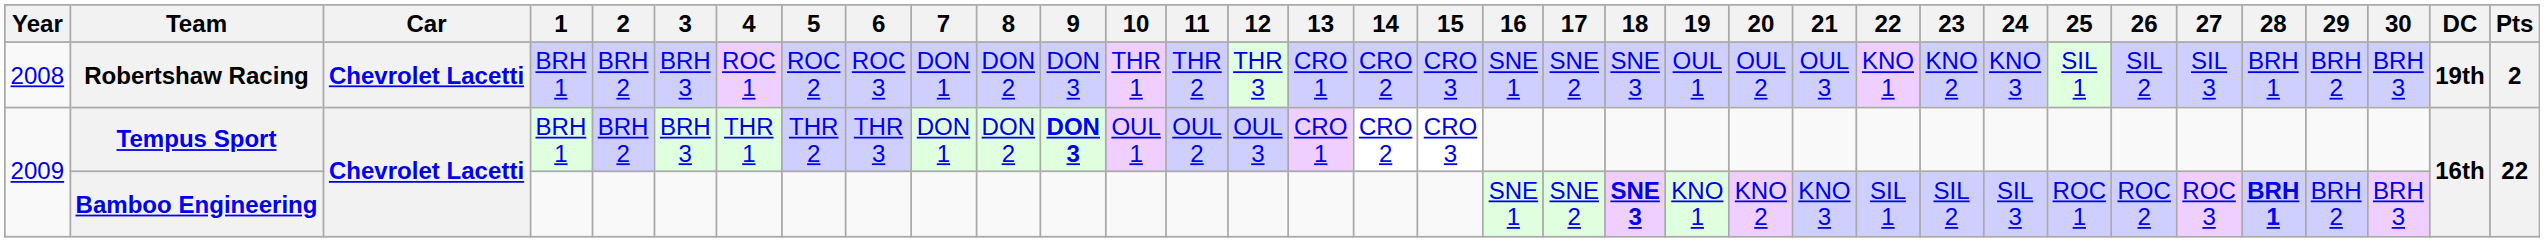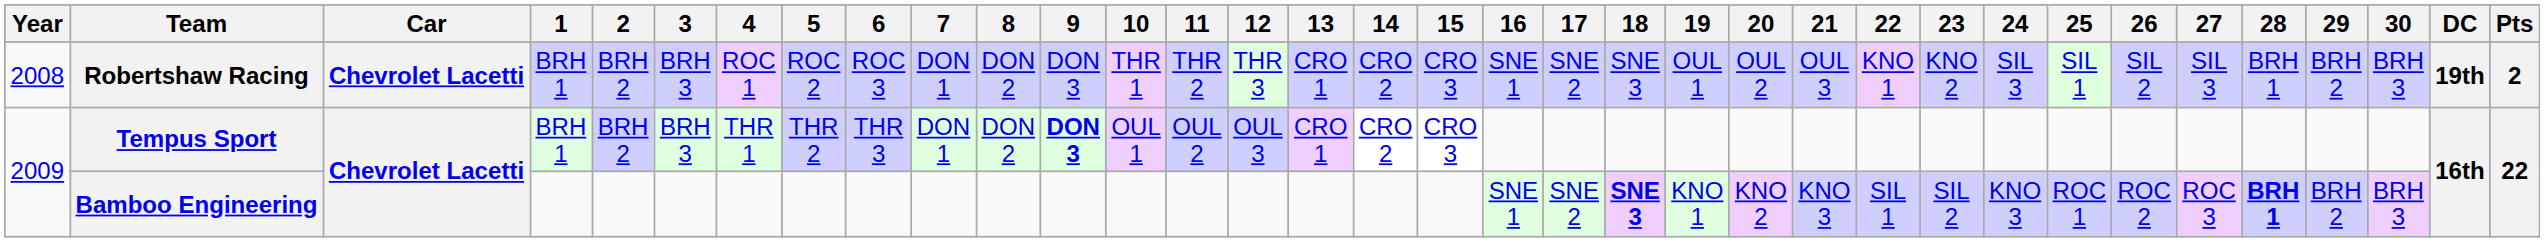(2015, 75) KNO 3 -> (2015, 75) SIL 3
(2015, 204) SIL 3 -> (2015, 204) KNO 3
